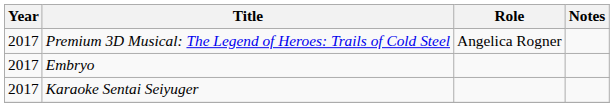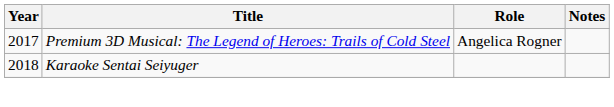- row: (70, 65)
(23, 89) 2017 -> (23, 65) 2018
